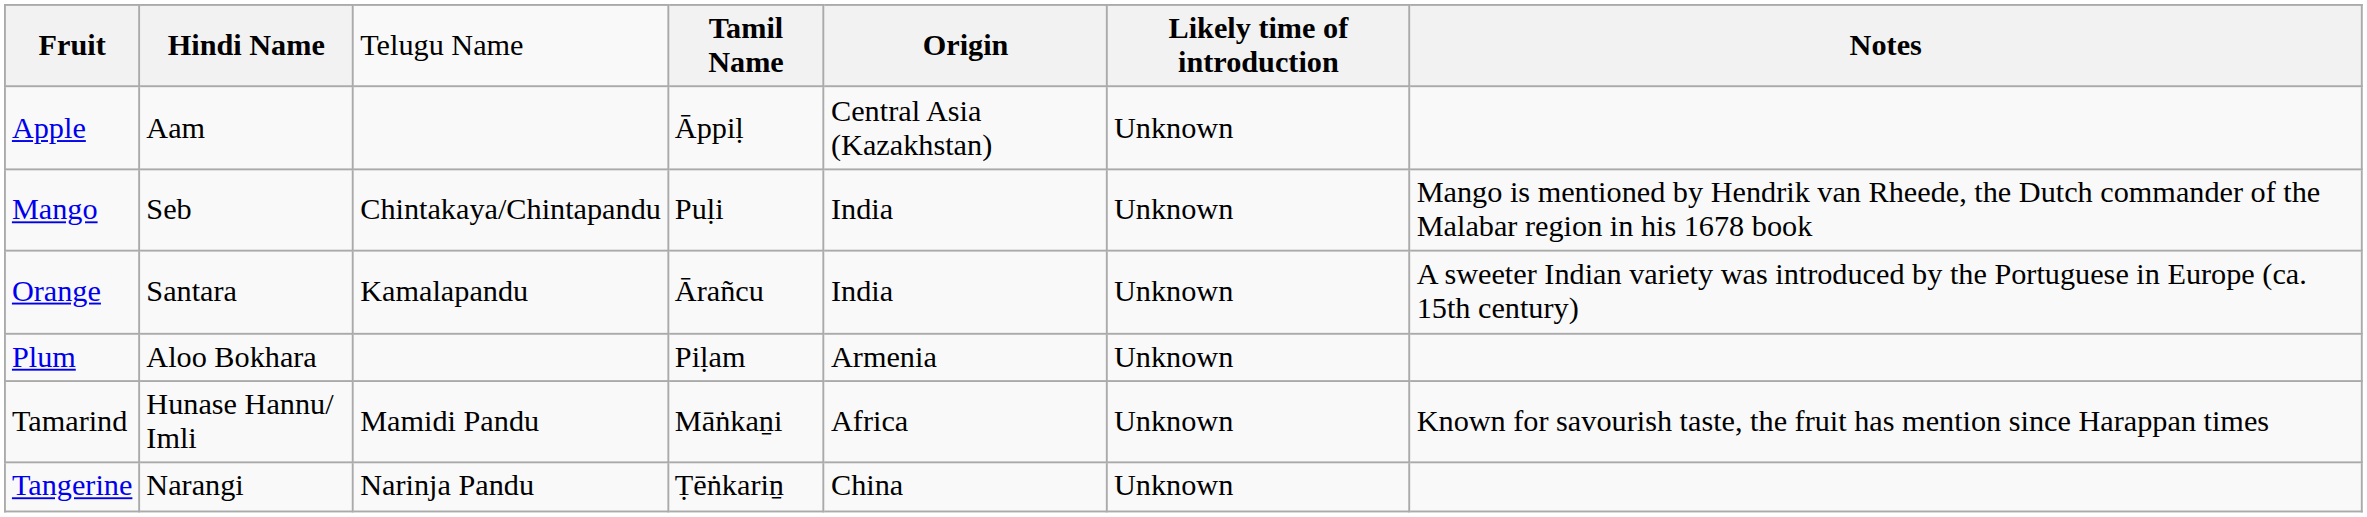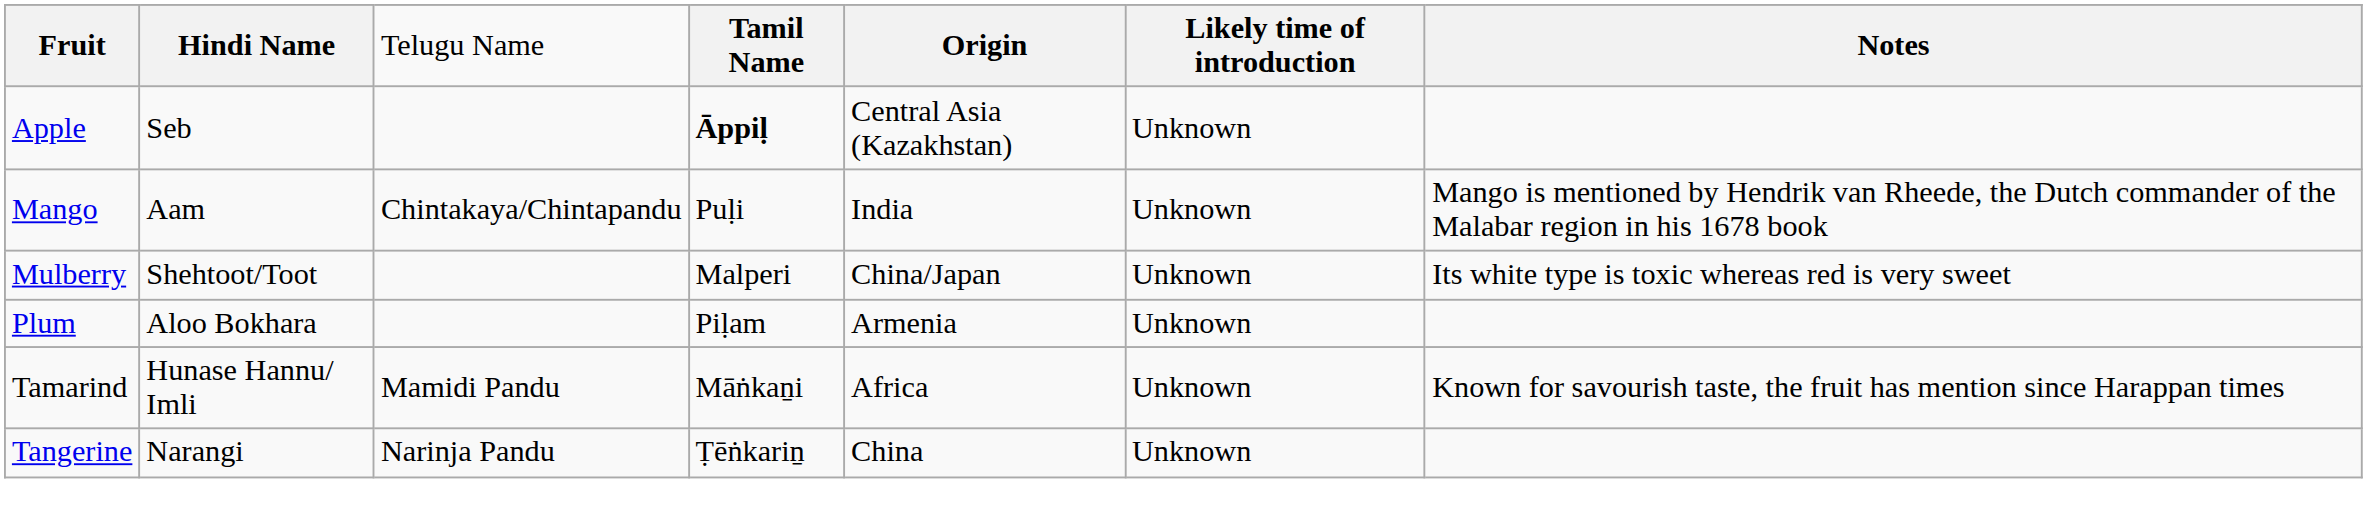(176, 127) Aam -> (169, 127) Seb
(709, 127) normal -> (732, 127) bold
(169, 209) Seb -> (176, 209) Aam
+ row: (69, 274)
- row: (56, 291)
